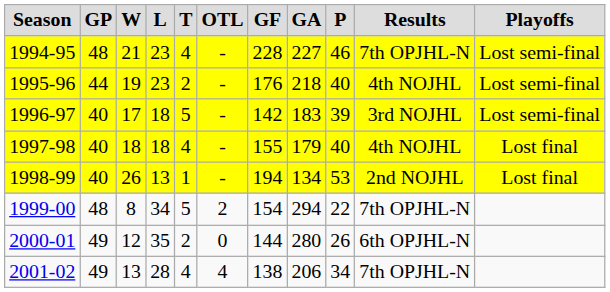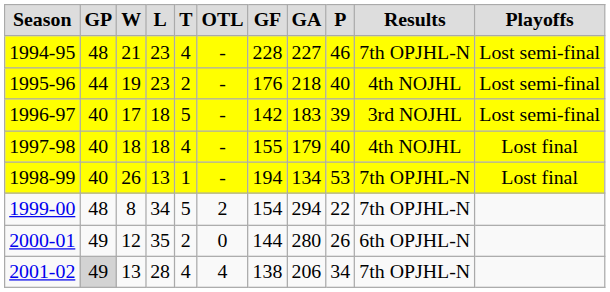(415, 177) 2nd NOJHL -> (415, 177) 7th OPJHL-N
(98, 271) no background -> (98, 271) lightgrey background
